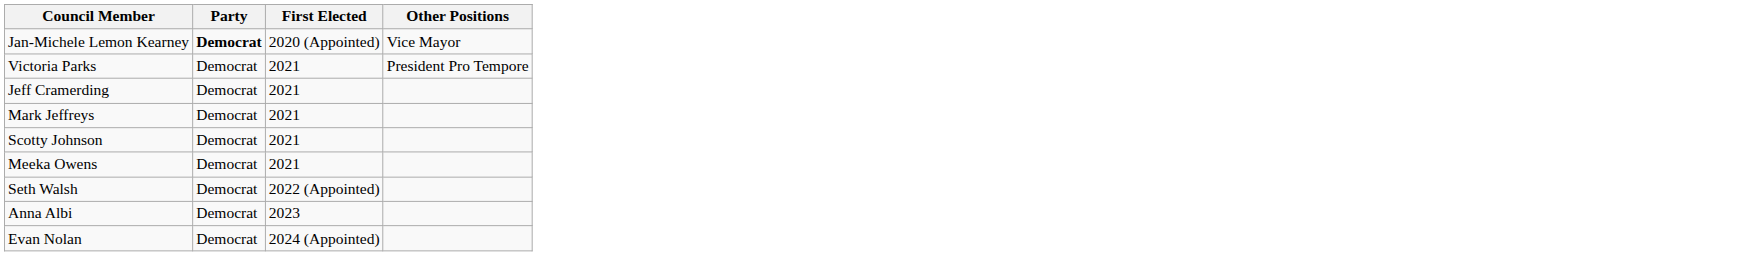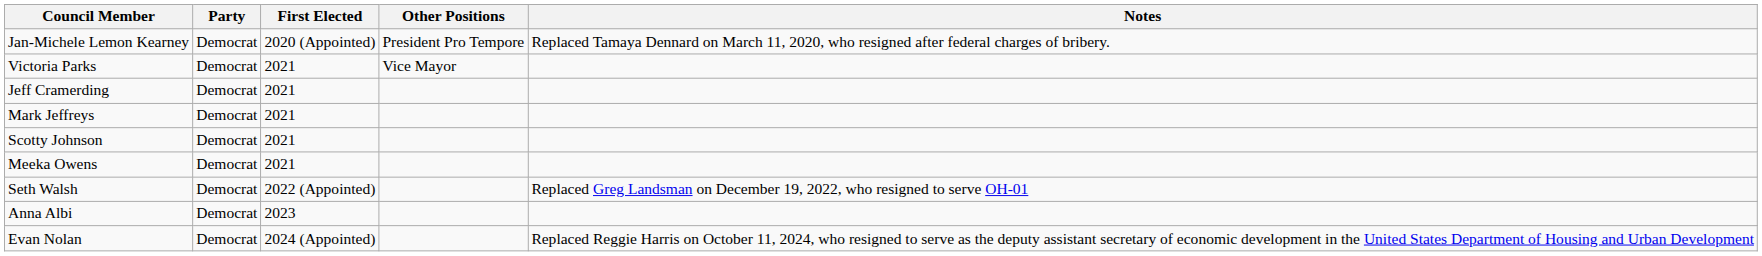+ column: (1143, 16)
(229, 41) bold -> (227, 41) normal
(424, 41) Vice Mayor -> (453, 41) President Pro Tempore
(458, 66) President Pro Tempore -> (419, 66) Vice Mayor
